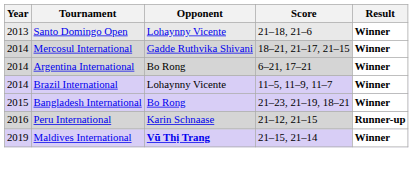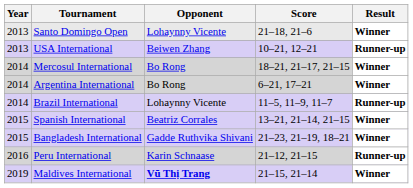+ row: (73, 49)
(200, 49) Gadde Ruthvika Shivani -> (166, 67) Bo Rong
(372, 85) Winner -> (380, 102) Runner-up
+ row: (80, 120)
(166, 102) Bo Rong -> (200, 138) Gadde Ruthvika Shivani
